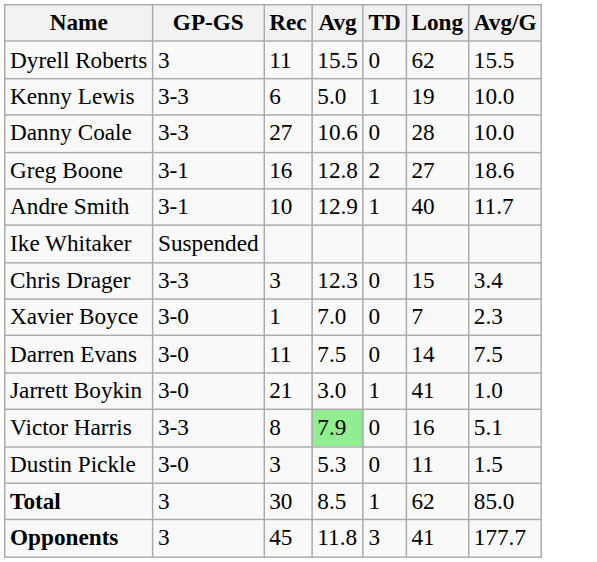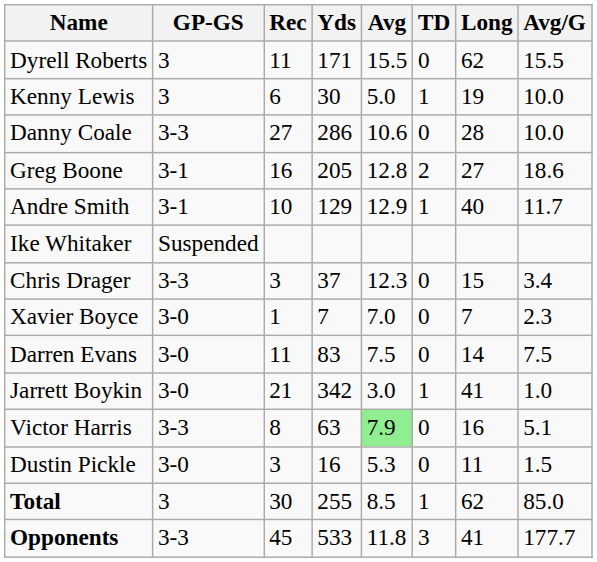+ column: (337, 22)
(173, 96) 3-3 -> (164, 96) 3
(164, 538) 3 -> (173, 538) 3-3
